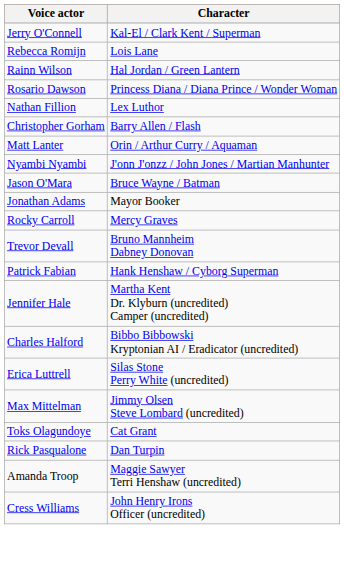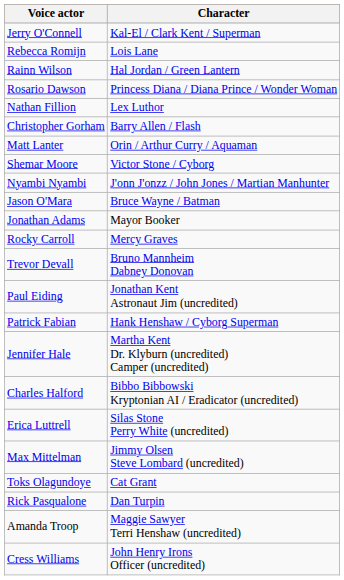+ row: (42, 164)
+ row: (35, 296)
